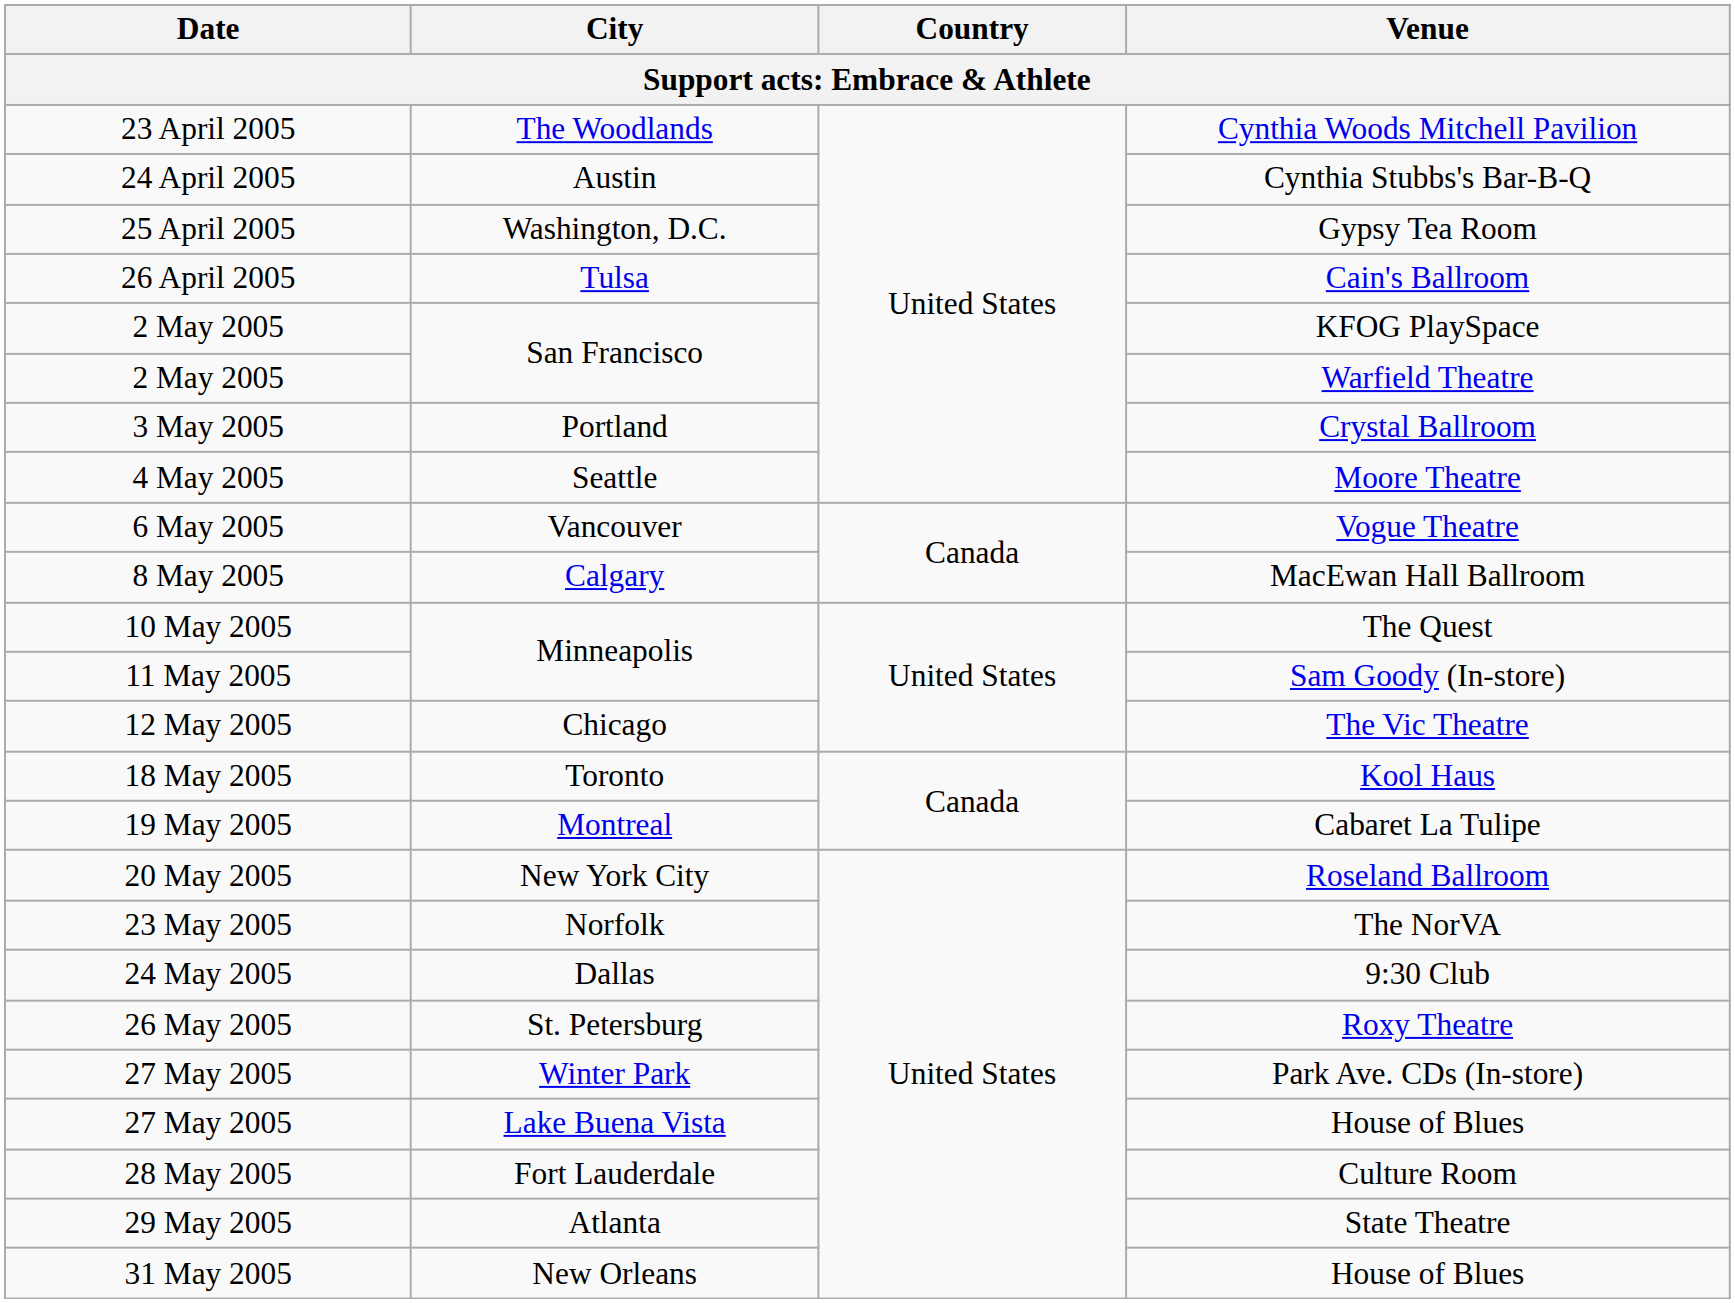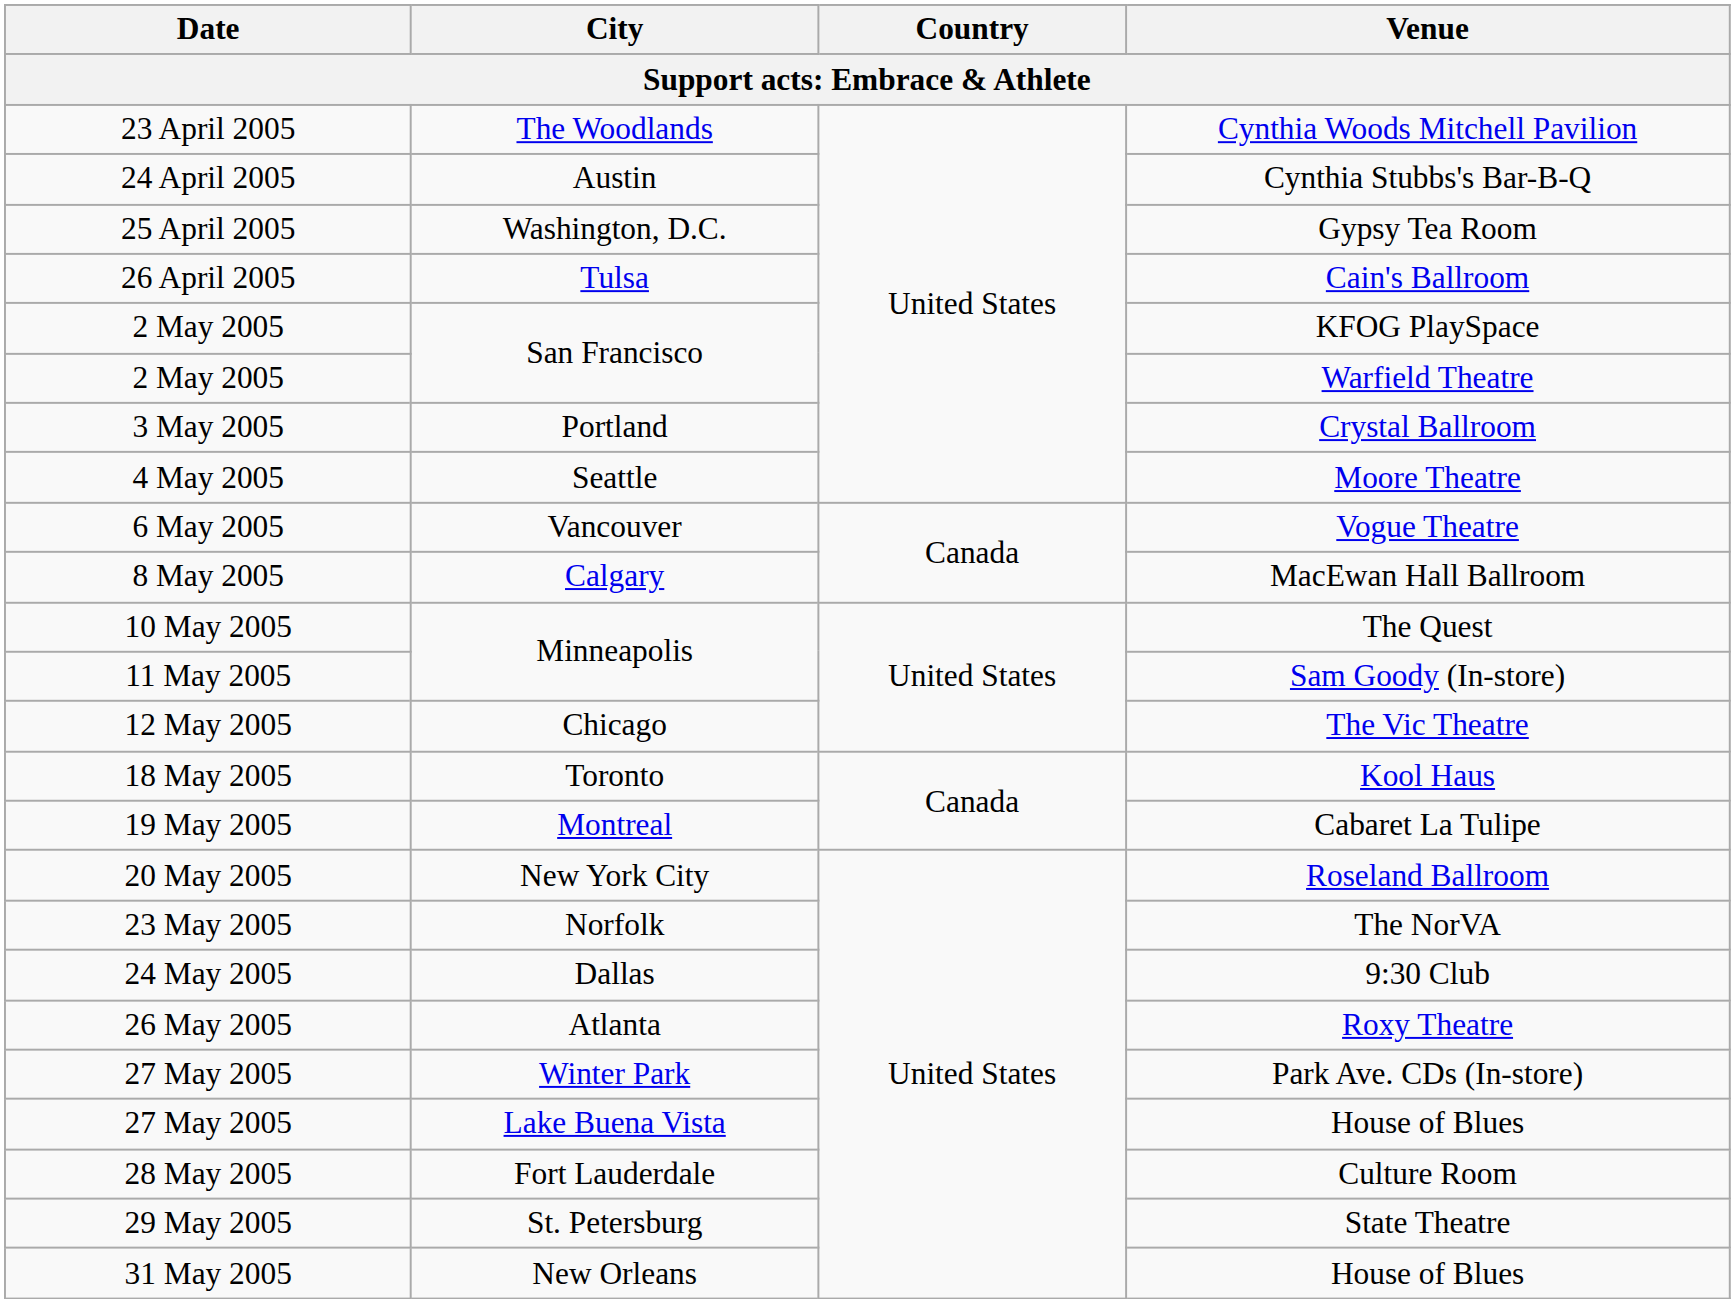(615, 1024) St. Petersburg -> (615, 1024) Atlanta
(615, 1223) Atlanta -> (615, 1223) St. Petersburg
